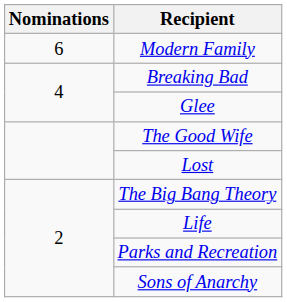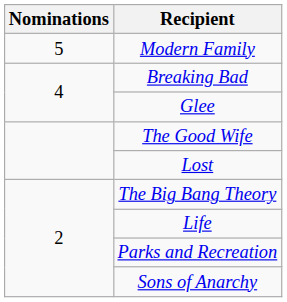(59, 48) 6 -> (59, 48) 5
